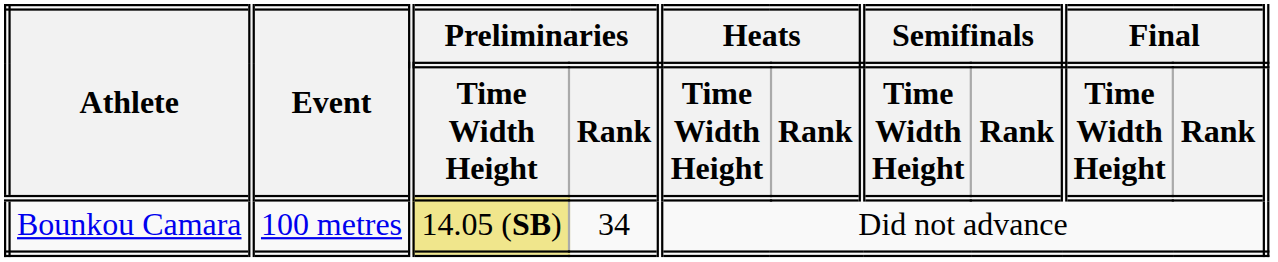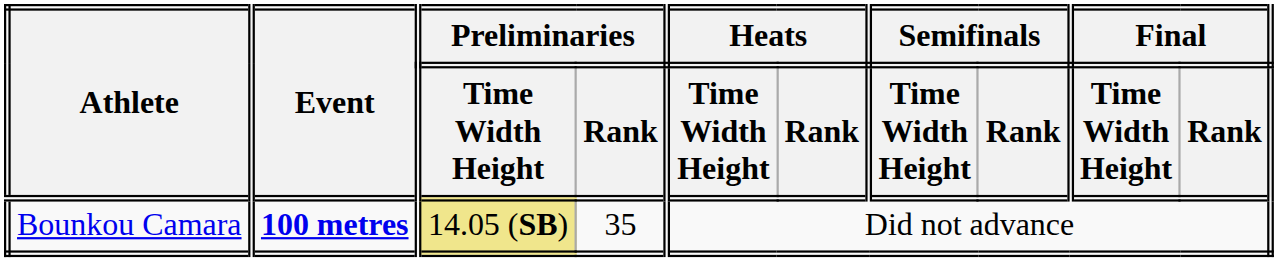(332, 225) normal -> (335, 225) bold
(614, 225) 34 -> (621, 225) 35
